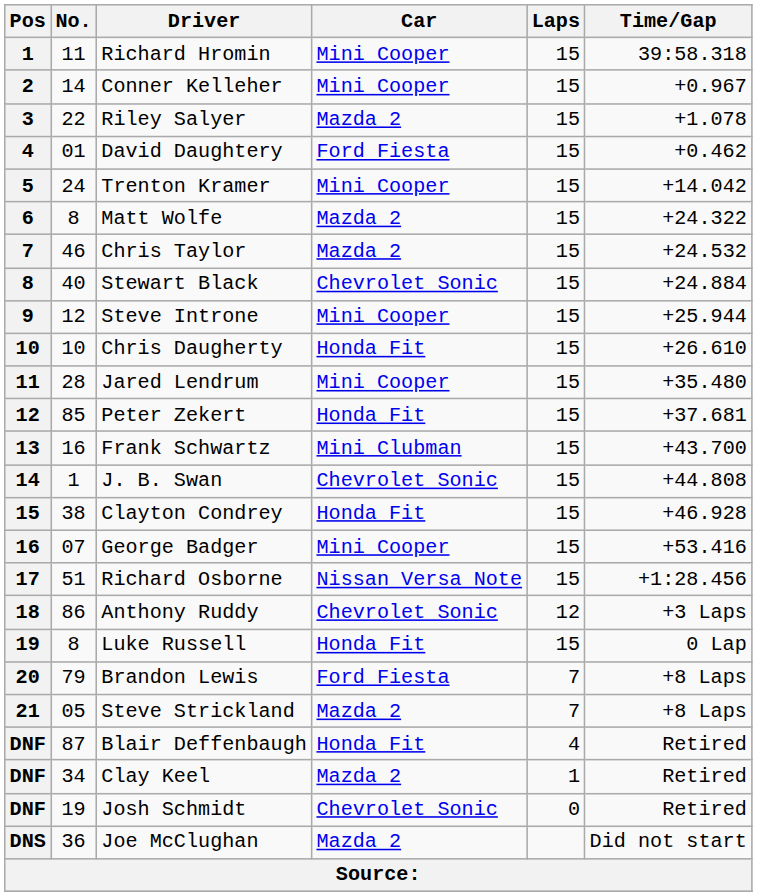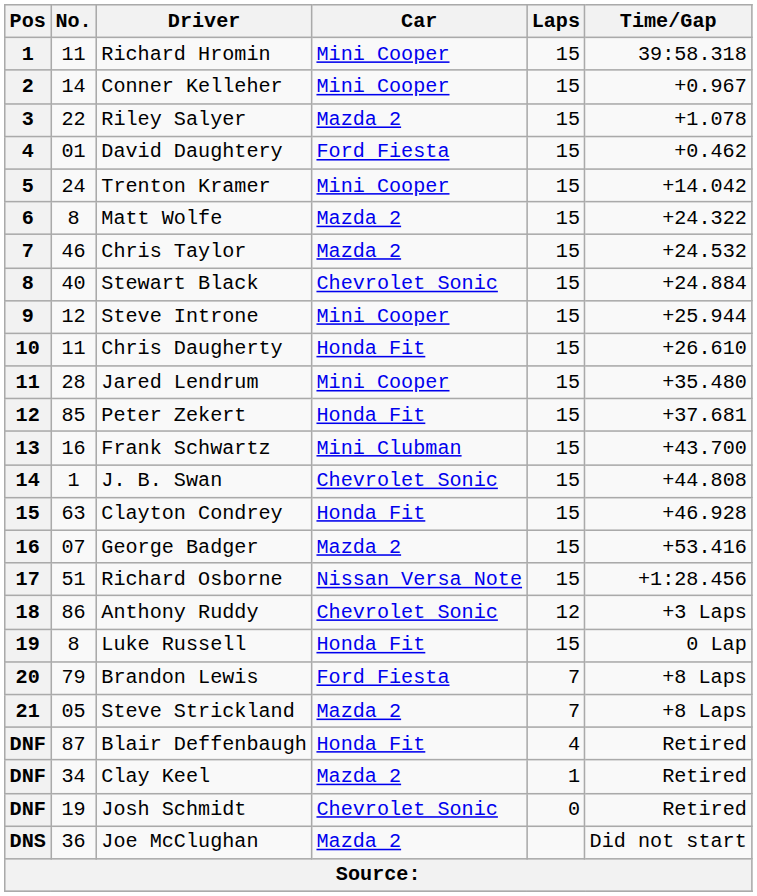(74, 350) 10 -> (74, 350) 11
(74, 514) 38 -> (74, 514) 63
(383, 547) Mini Cooper -> (359, 547) Mazda 2
